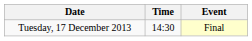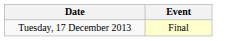- column: (163, 12)
